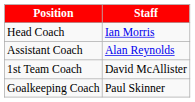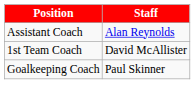- row: (36, 32)
